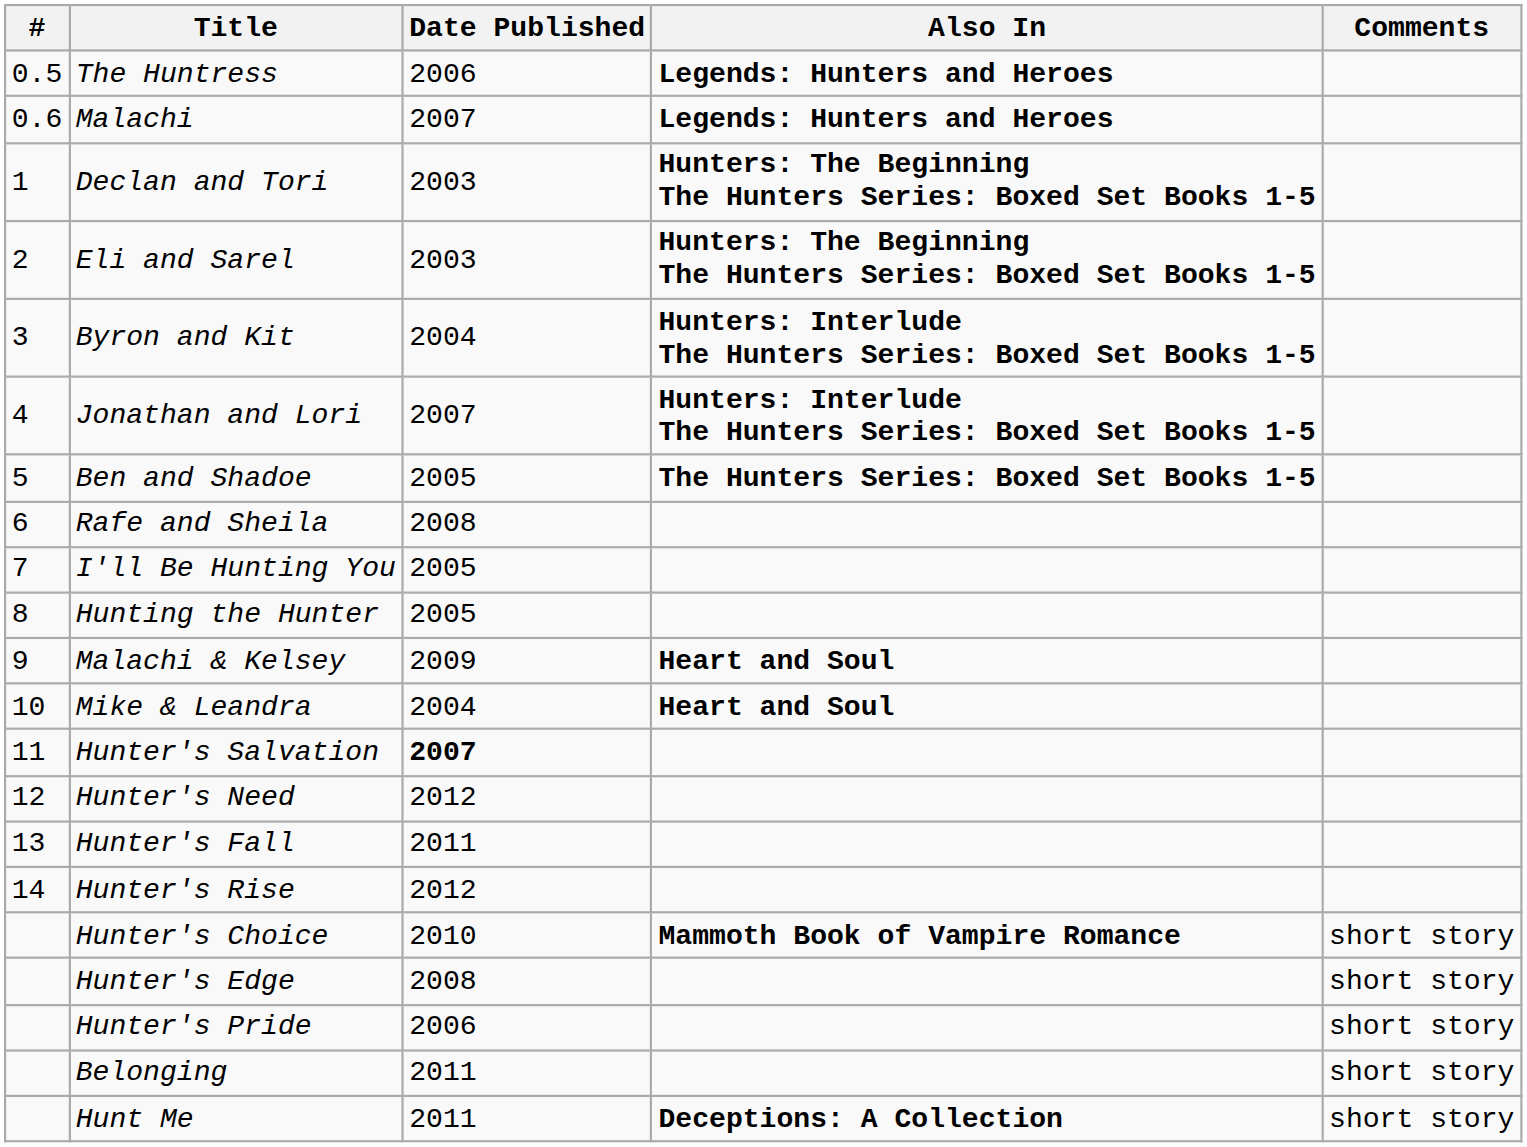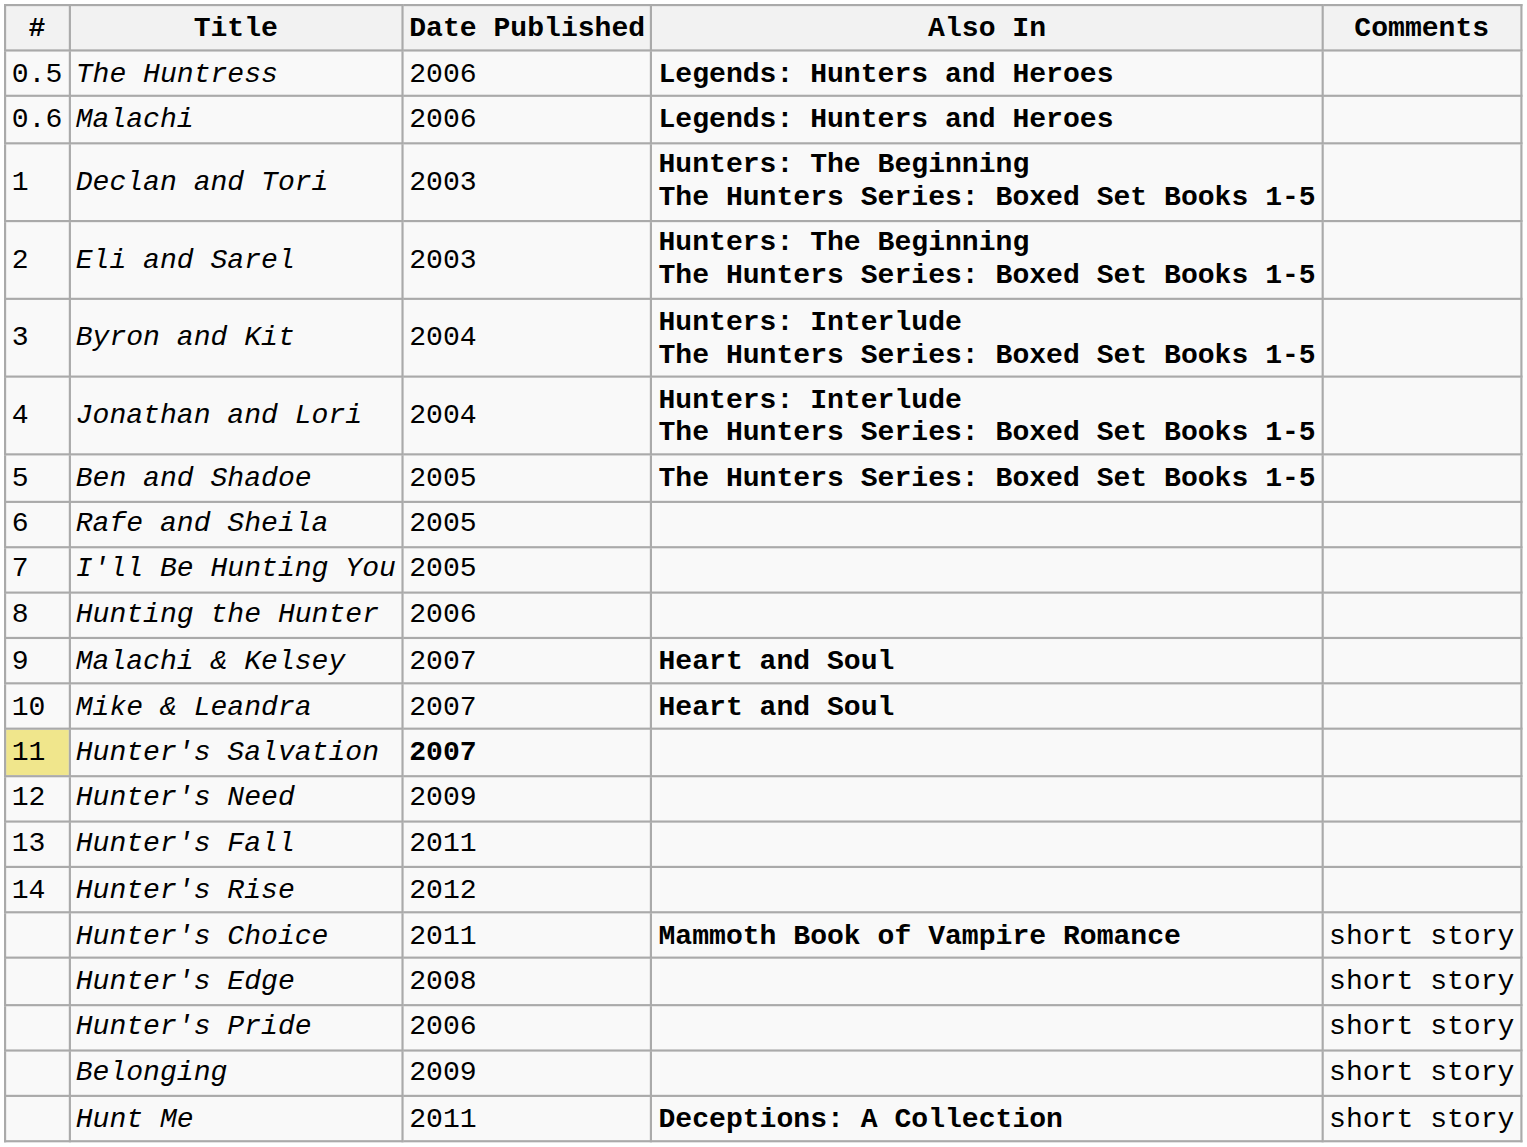(443, 119) 2007 -> (443, 119) 2006
(443, 416) 2007 -> (443, 416) 2004
(443, 524) 2008 -> (443, 524) 2005
(443, 615) 2005 -> (443, 615) 2006
(443, 661) 2009 -> (443, 661) 2007
(443, 707) 2004 -> (443, 707) 2007
(29, 753) no background -> (29, 753) khaki background
(443, 798) 2012 -> (443, 798) 2009
(443, 936) 2010 -> (443, 936) 2011
(443, 1073) 2011 -> (443, 1073) 2009
